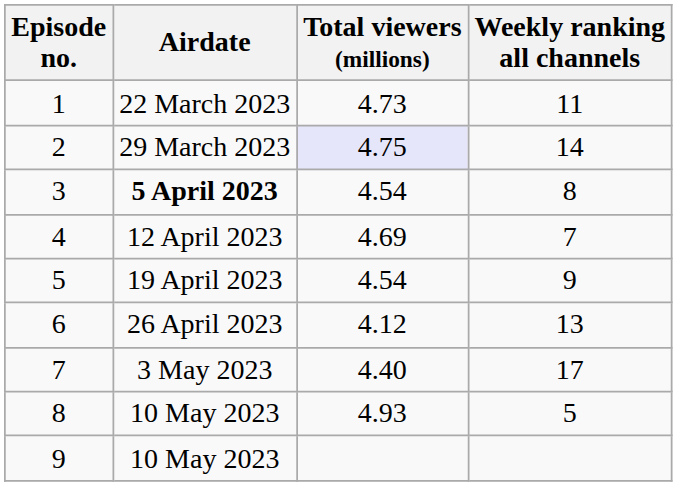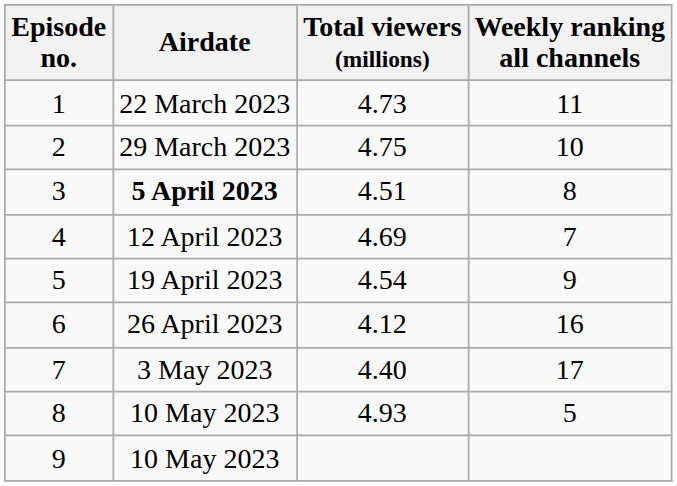(382, 147) lavender background -> (382, 147) no background
(570, 147) 14 -> (570, 147) 10
(382, 191) 4.54 -> (382, 191) 4.51
(570, 324) 13 -> (570, 324) 16
